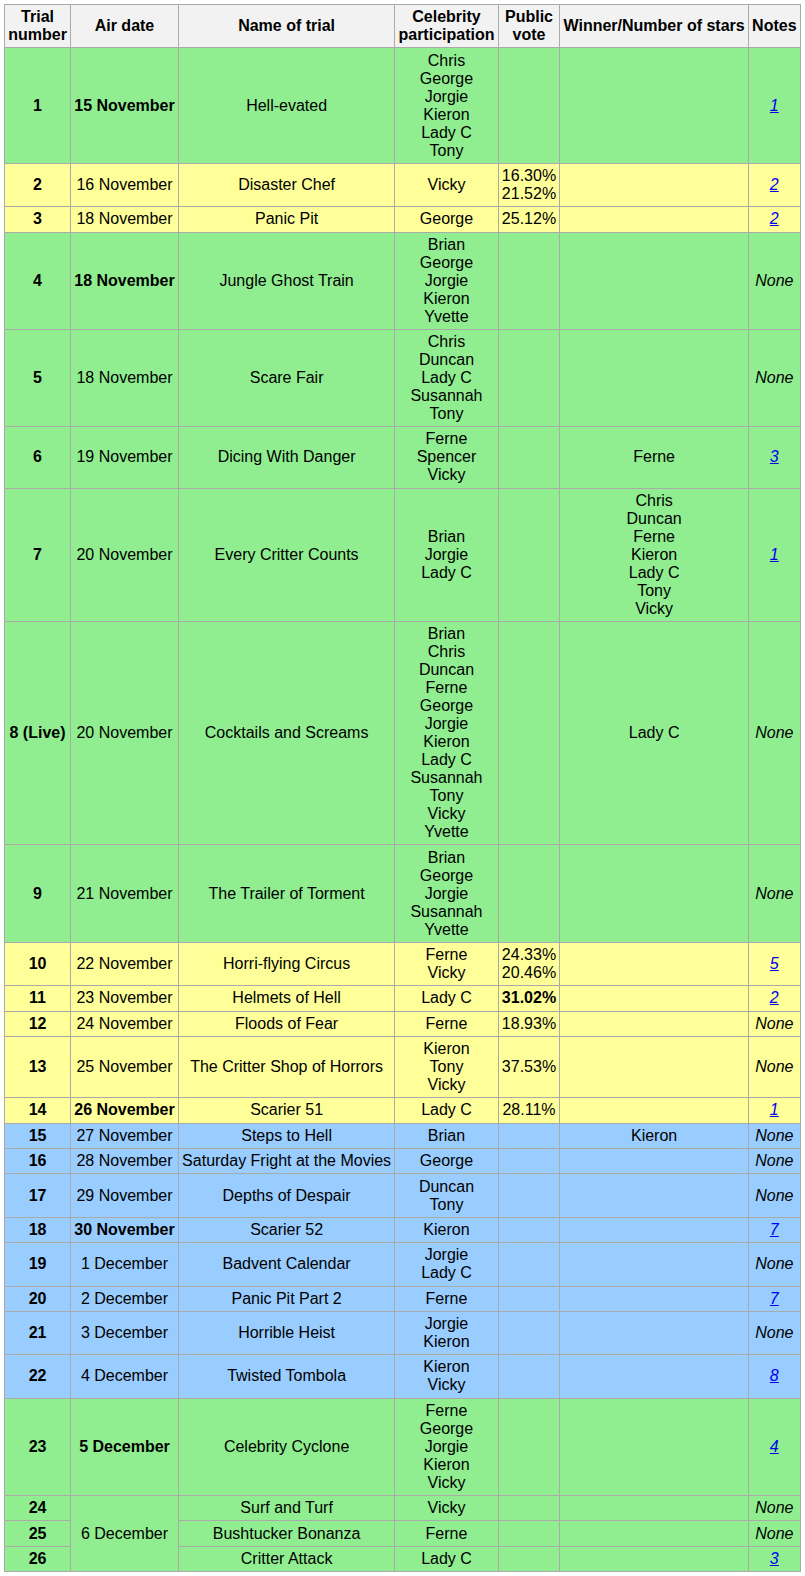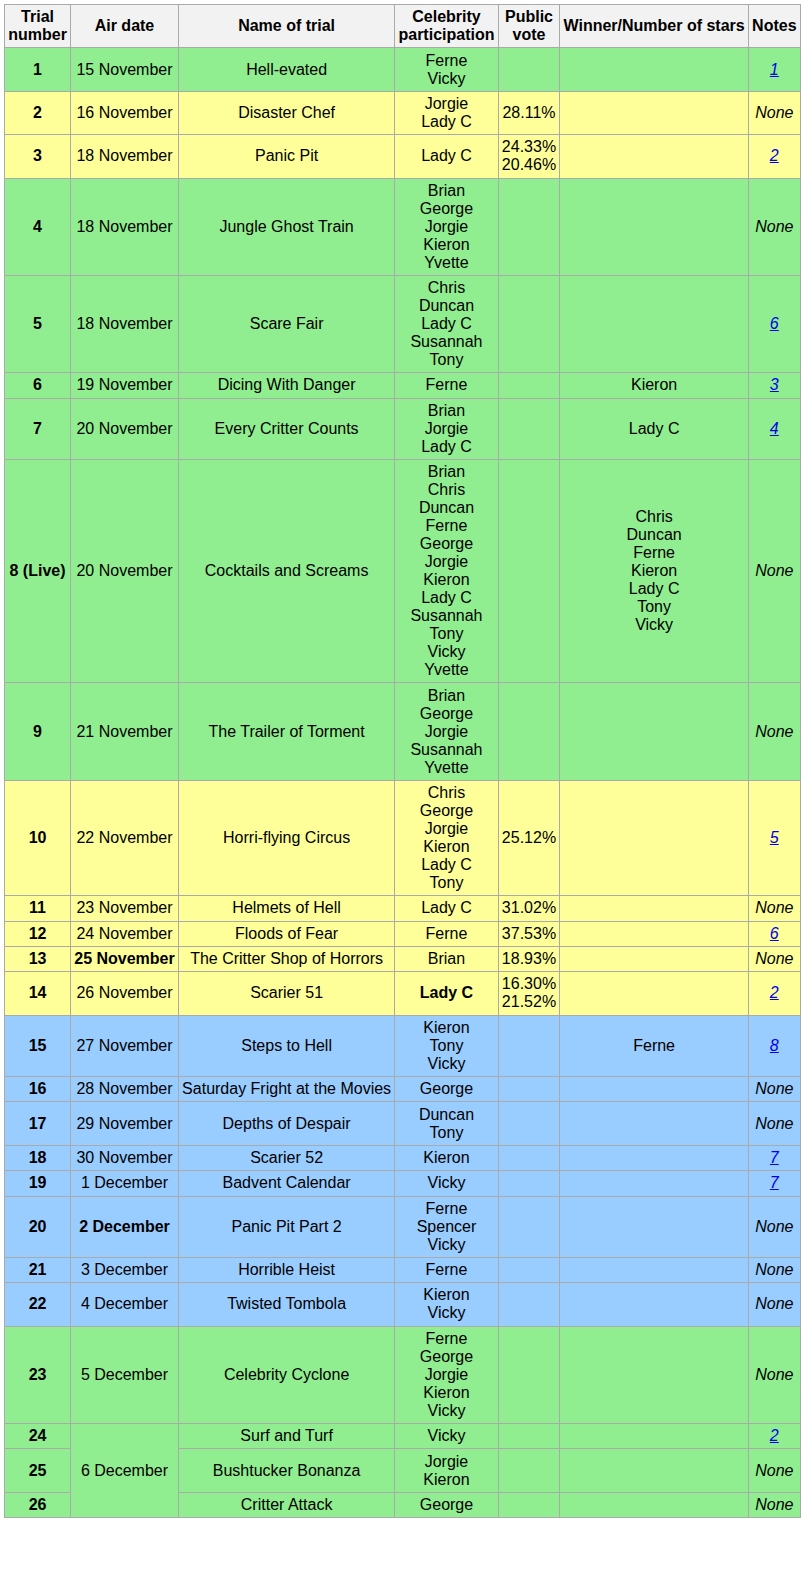(124, 105) bold -> (124, 69) normal
(446, 105) Chris George Jorgie Kieron Lady C Tony -> (446, 69) Ferne Vicky
(446, 184) Vicky -> (446, 112) Jorgie Lady C
(529, 184) 16.30% 21.52% -> (529, 112) 28.11%
(774, 184) 2 -> (774, 112) None
(446, 219) George -> (446, 156) Lady C
(529, 219) 25.12% -> (529, 156) 24.33% 20.46%
(124, 280) bold -> (124, 226) normal
(774, 378) None -> (774, 324) 6
(446, 457) Ferne Spencer Vicky -> (446, 385) Ferne
(654, 457) Ferne -> (654, 385) Kieron
(654, 554) Chris Duncan Ferne Kieron Lady C Tony Vicky -> (654, 428) Lady C
(774, 554) 1 -> (774, 428) 4
(654, 733) Lady C -> (654, 571) Chris Duncan Ferne Kieron Lady C Tony Vicky
(446, 963) Ferne Vicky -> (446, 837) Chris George Jorgie Kieron Lady C Tony
(529, 963) 24.33% 20.46% -> (529, 837) 25.12%
(529, 998) bold -> (529, 908) normal
(774, 998) 2 -> (774, 908) None
(529, 1023) 18.93% -> (529, 933) 37.53%
(774, 1023) None -> (774, 933) 6
(124, 1067) normal -> (124, 959) bold
(446, 1067) Kieron Tony Vicky -> (446, 959) Brian
(529, 1067) 37.53% -> (529, 959) 18.93%
(124, 1110) bold -> (124, 993) normal
(446, 1110) normal -> (446, 993) bold
(529, 1110) 28.11% -> (529, 993) 16.30% 21.52%
(774, 1110) 1 -> (774, 993) 2
(446, 1135) Brian -> (446, 1045) Kieron Tony Vicky
(654, 1135) Kieron -> (654, 1045) Ferne
(774, 1135) None -> (774, 1045) 8
(124, 1229) bold -> (124, 1157) normal
(446, 1264) Jorgie Lady C -> (446, 1183) Vicky
(774, 1264) None -> (774, 1183) 7
(124, 1298) normal -> (124, 1226) bold
(446, 1298) Ferne -> (446, 1226) Ferne Spencer Vicky
(774, 1298) 7 -> (774, 1226) None
(446, 1333) Jorgie Kieron -> (446, 1270) Ferne
(774, 1376) 8 -> (774, 1304) None
(124, 1446) bold -> (124, 1374) normal
(774, 1446) 4 -> (774, 1374) None
(774, 1508) None -> (774, 1436) 2
(446, 1533) Ferne -> (446, 1470) Jorgie Kieron
(446, 1558) Lady C -> (446, 1504) George
(774, 1558) 3 -> (774, 1504) None
